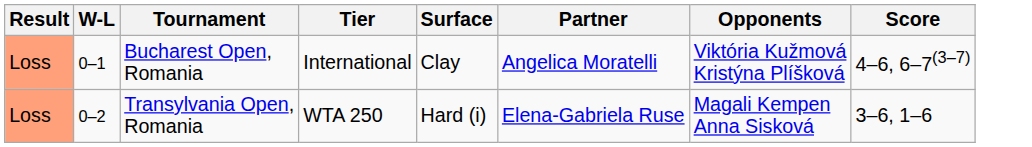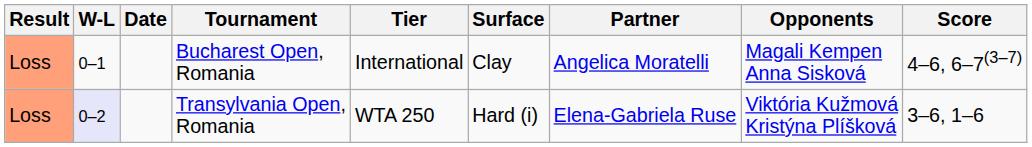+ column: (146, 20)
(770, 62) Viktória Kužmová Kristýna Plíšková -> (814, 62) Magali Kempen Anna Sisková
(92, 116) no background -> (92, 116) lavender background
(762, 115) Magali Kempen Anna Sisková -> (822, 115) Viktória Kužmová Kristýna Plíšková
